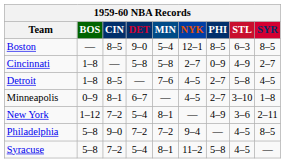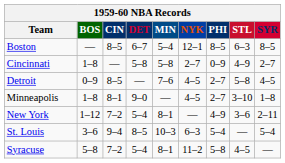(139, 47) 9–0 -> (139, 47) 6–7
(90, 81) 1–8 -> (90, 81) 0–9
(90, 98) 0–9 -> (90, 98) 1–8
(139, 98) 6–7 -> (139, 98) 9–0
- row: (33, 132)
+ row: (25, 132)
